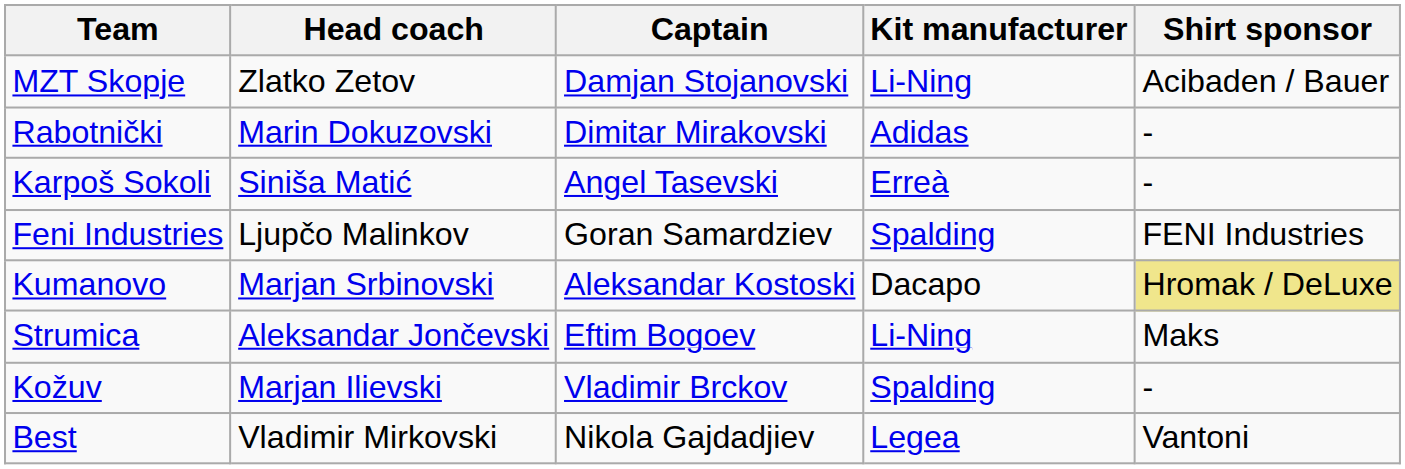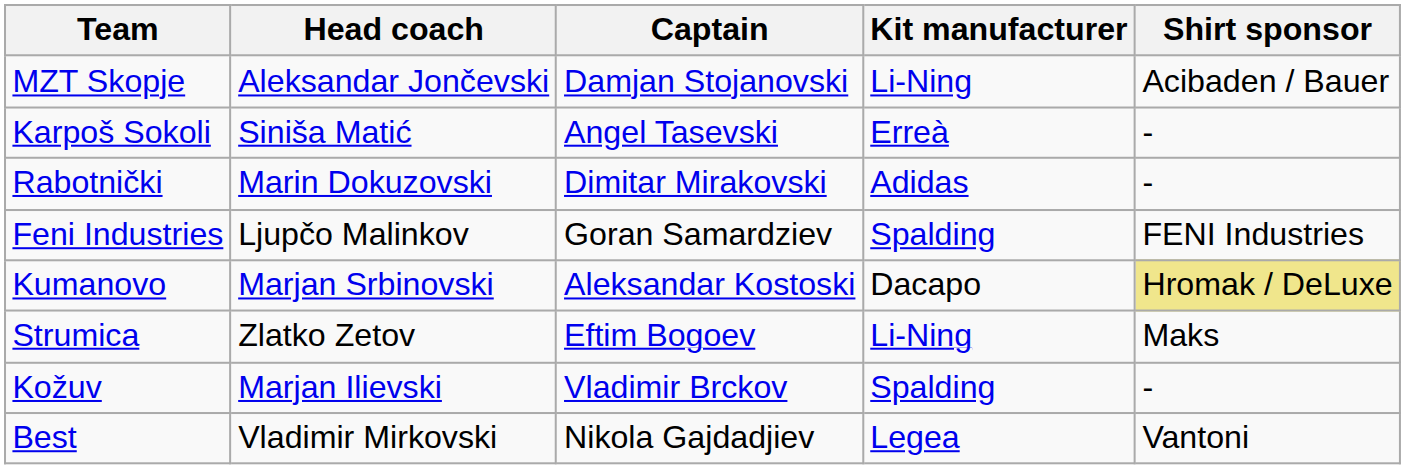(327, 81) Zlatko Zetov -> (394, 81) Aleksandar Jončevski
rows swapped: (87, 132) <-> (112, 183)
(394, 336) Aleksandar Jončevski -> (327, 336) Zlatko Zetov
